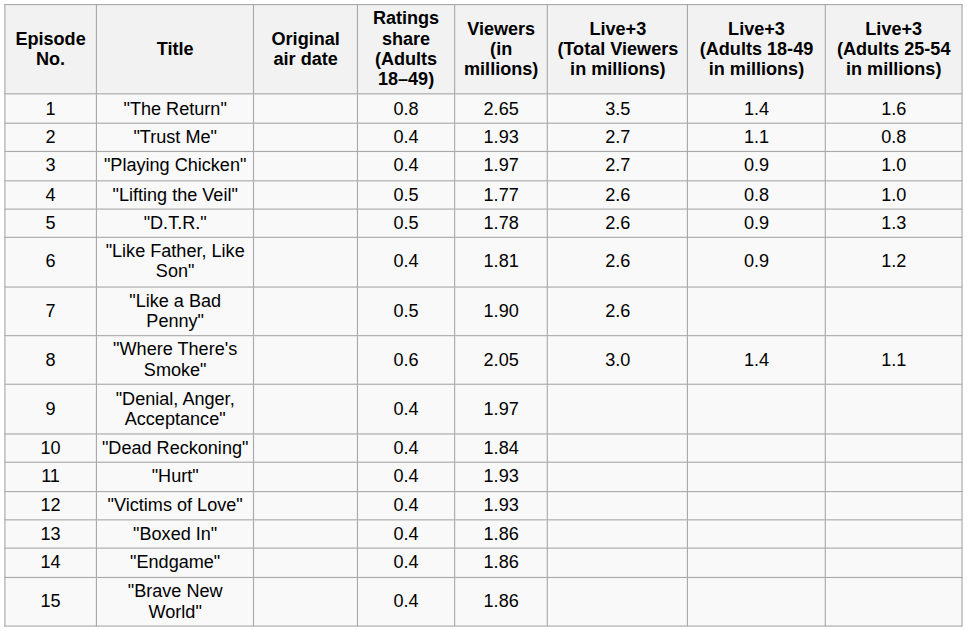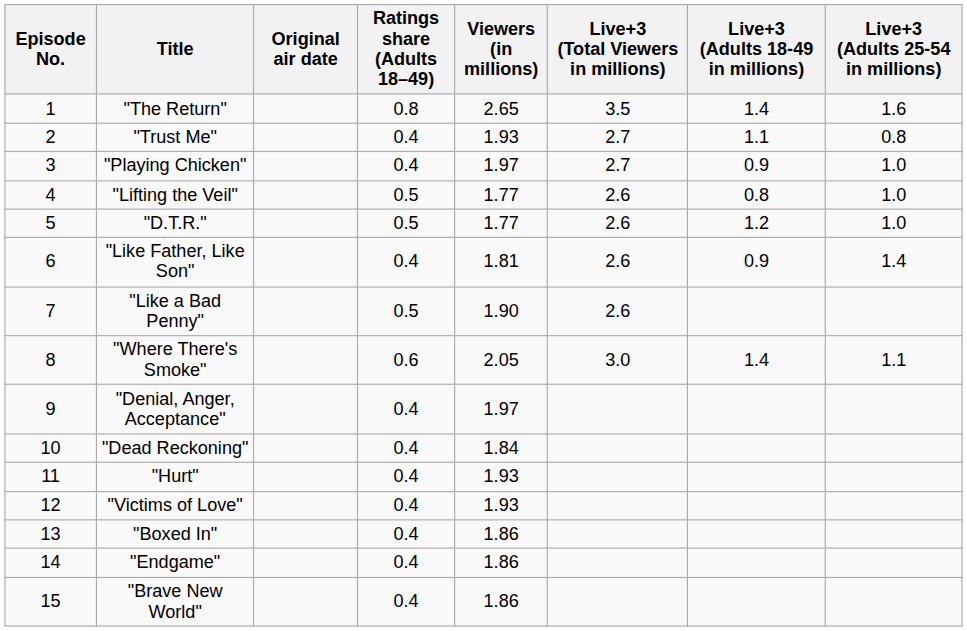(501, 223) 1.78 -> (501, 223) 1.77
(756, 223) 0.9 -> (756, 223) 1.2
(894, 223) 1.3 -> (894, 223) 1.0
(894, 262) 1.2 -> (894, 262) 1.4
